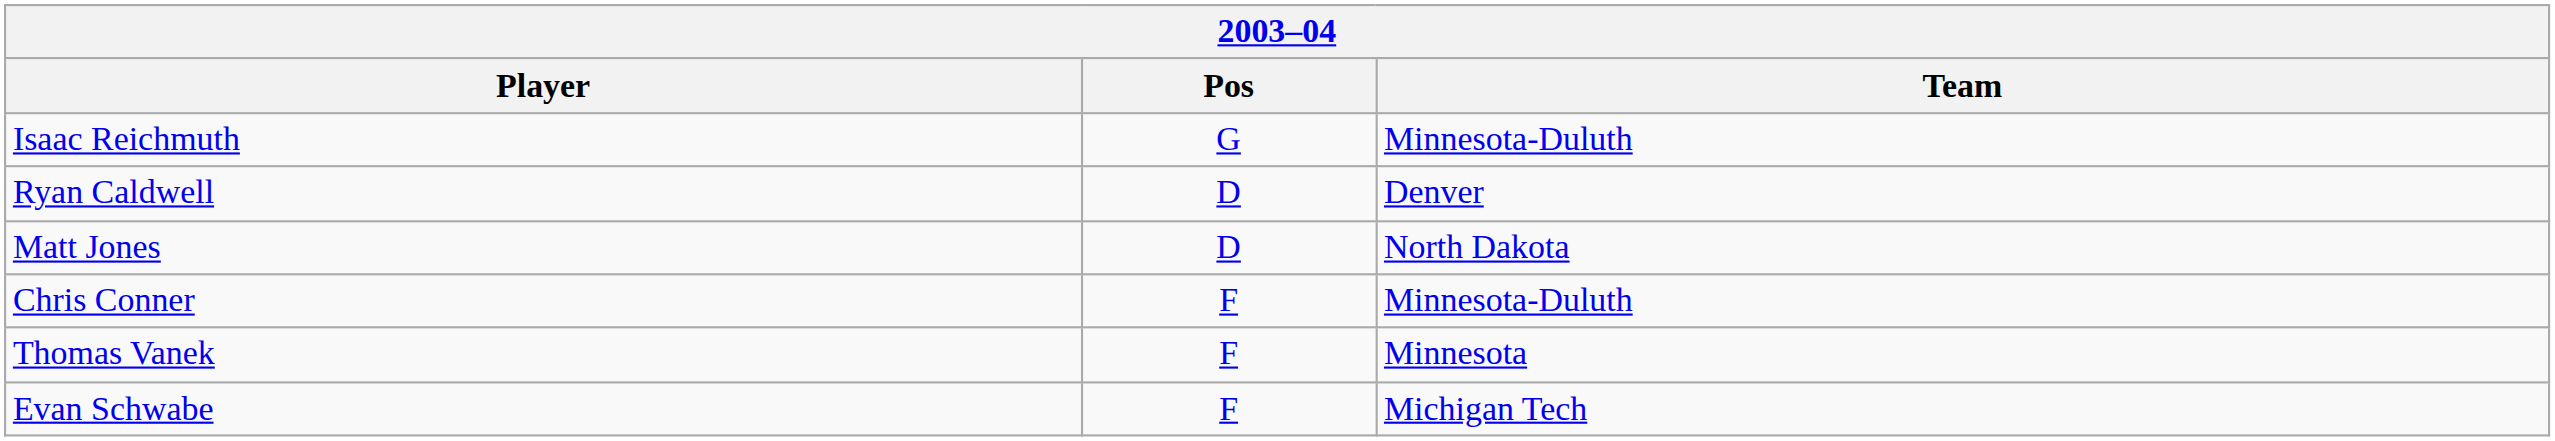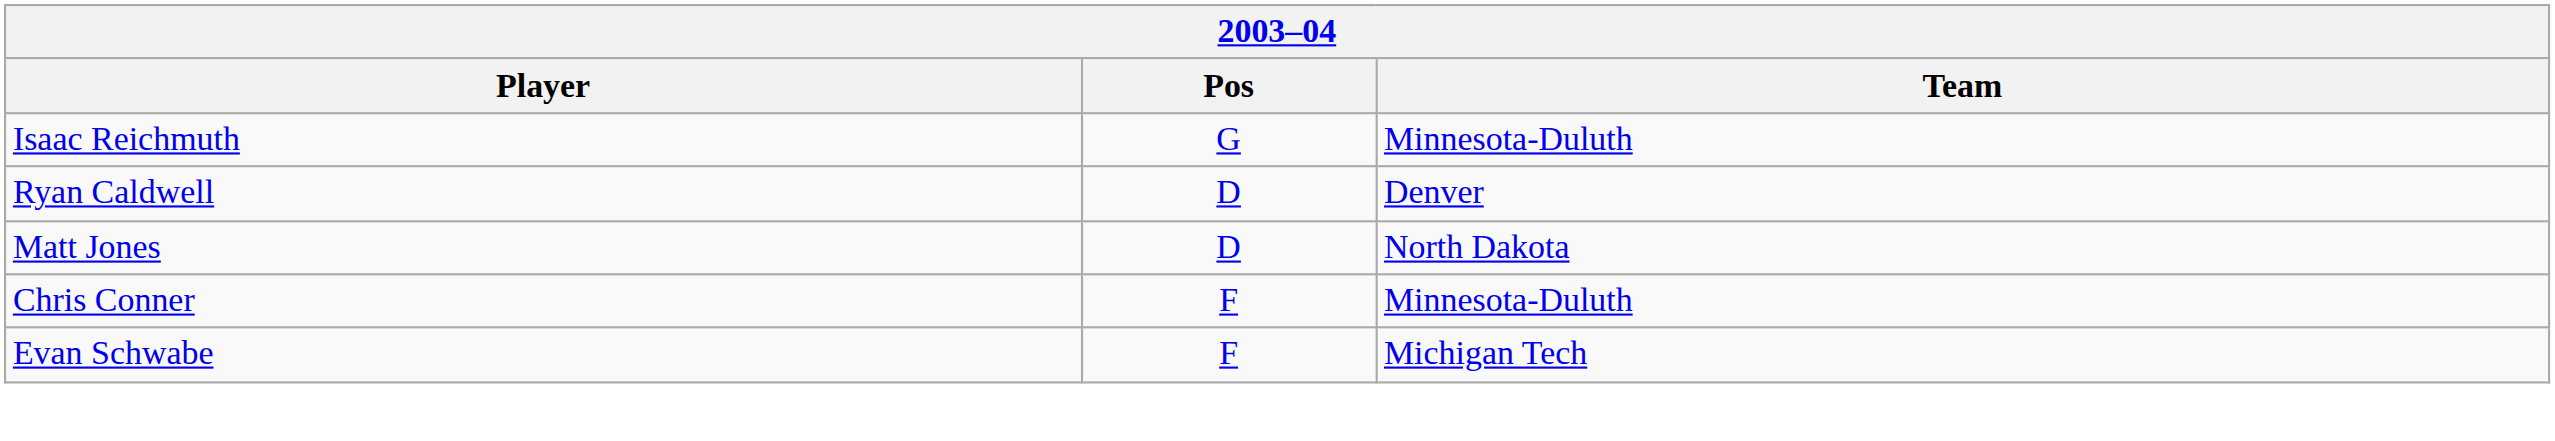- row: (114, 354)
